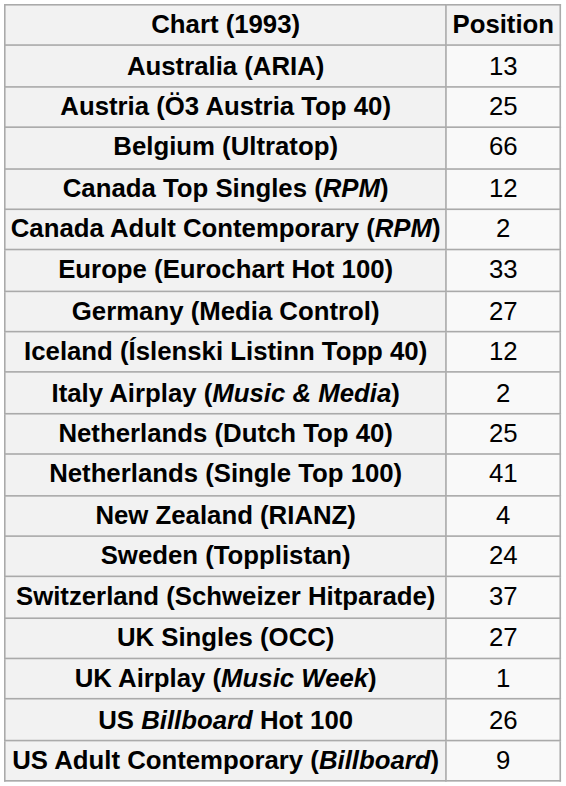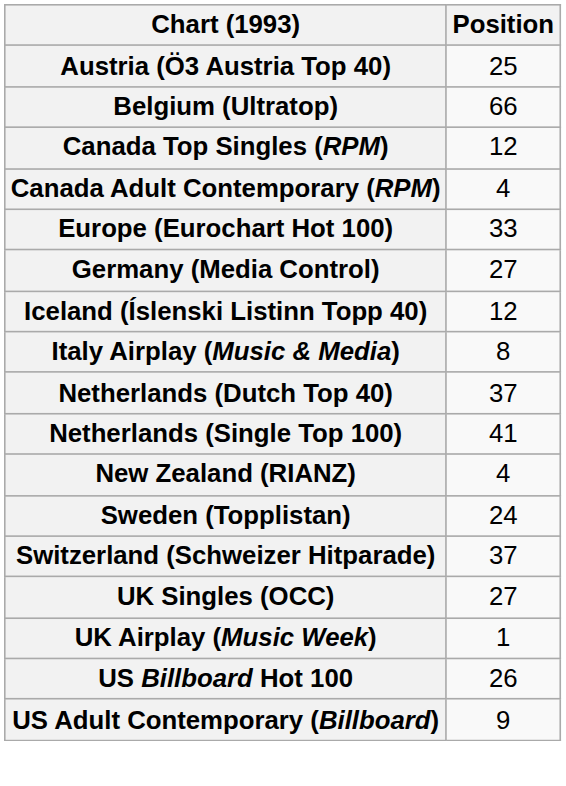- row: (226, 65)
(503, 229) 2 -> (503, 188) 4
(503, 392) 2 -> (503, 351) 8
(503, 433) 25 -> (503, 392) 37
